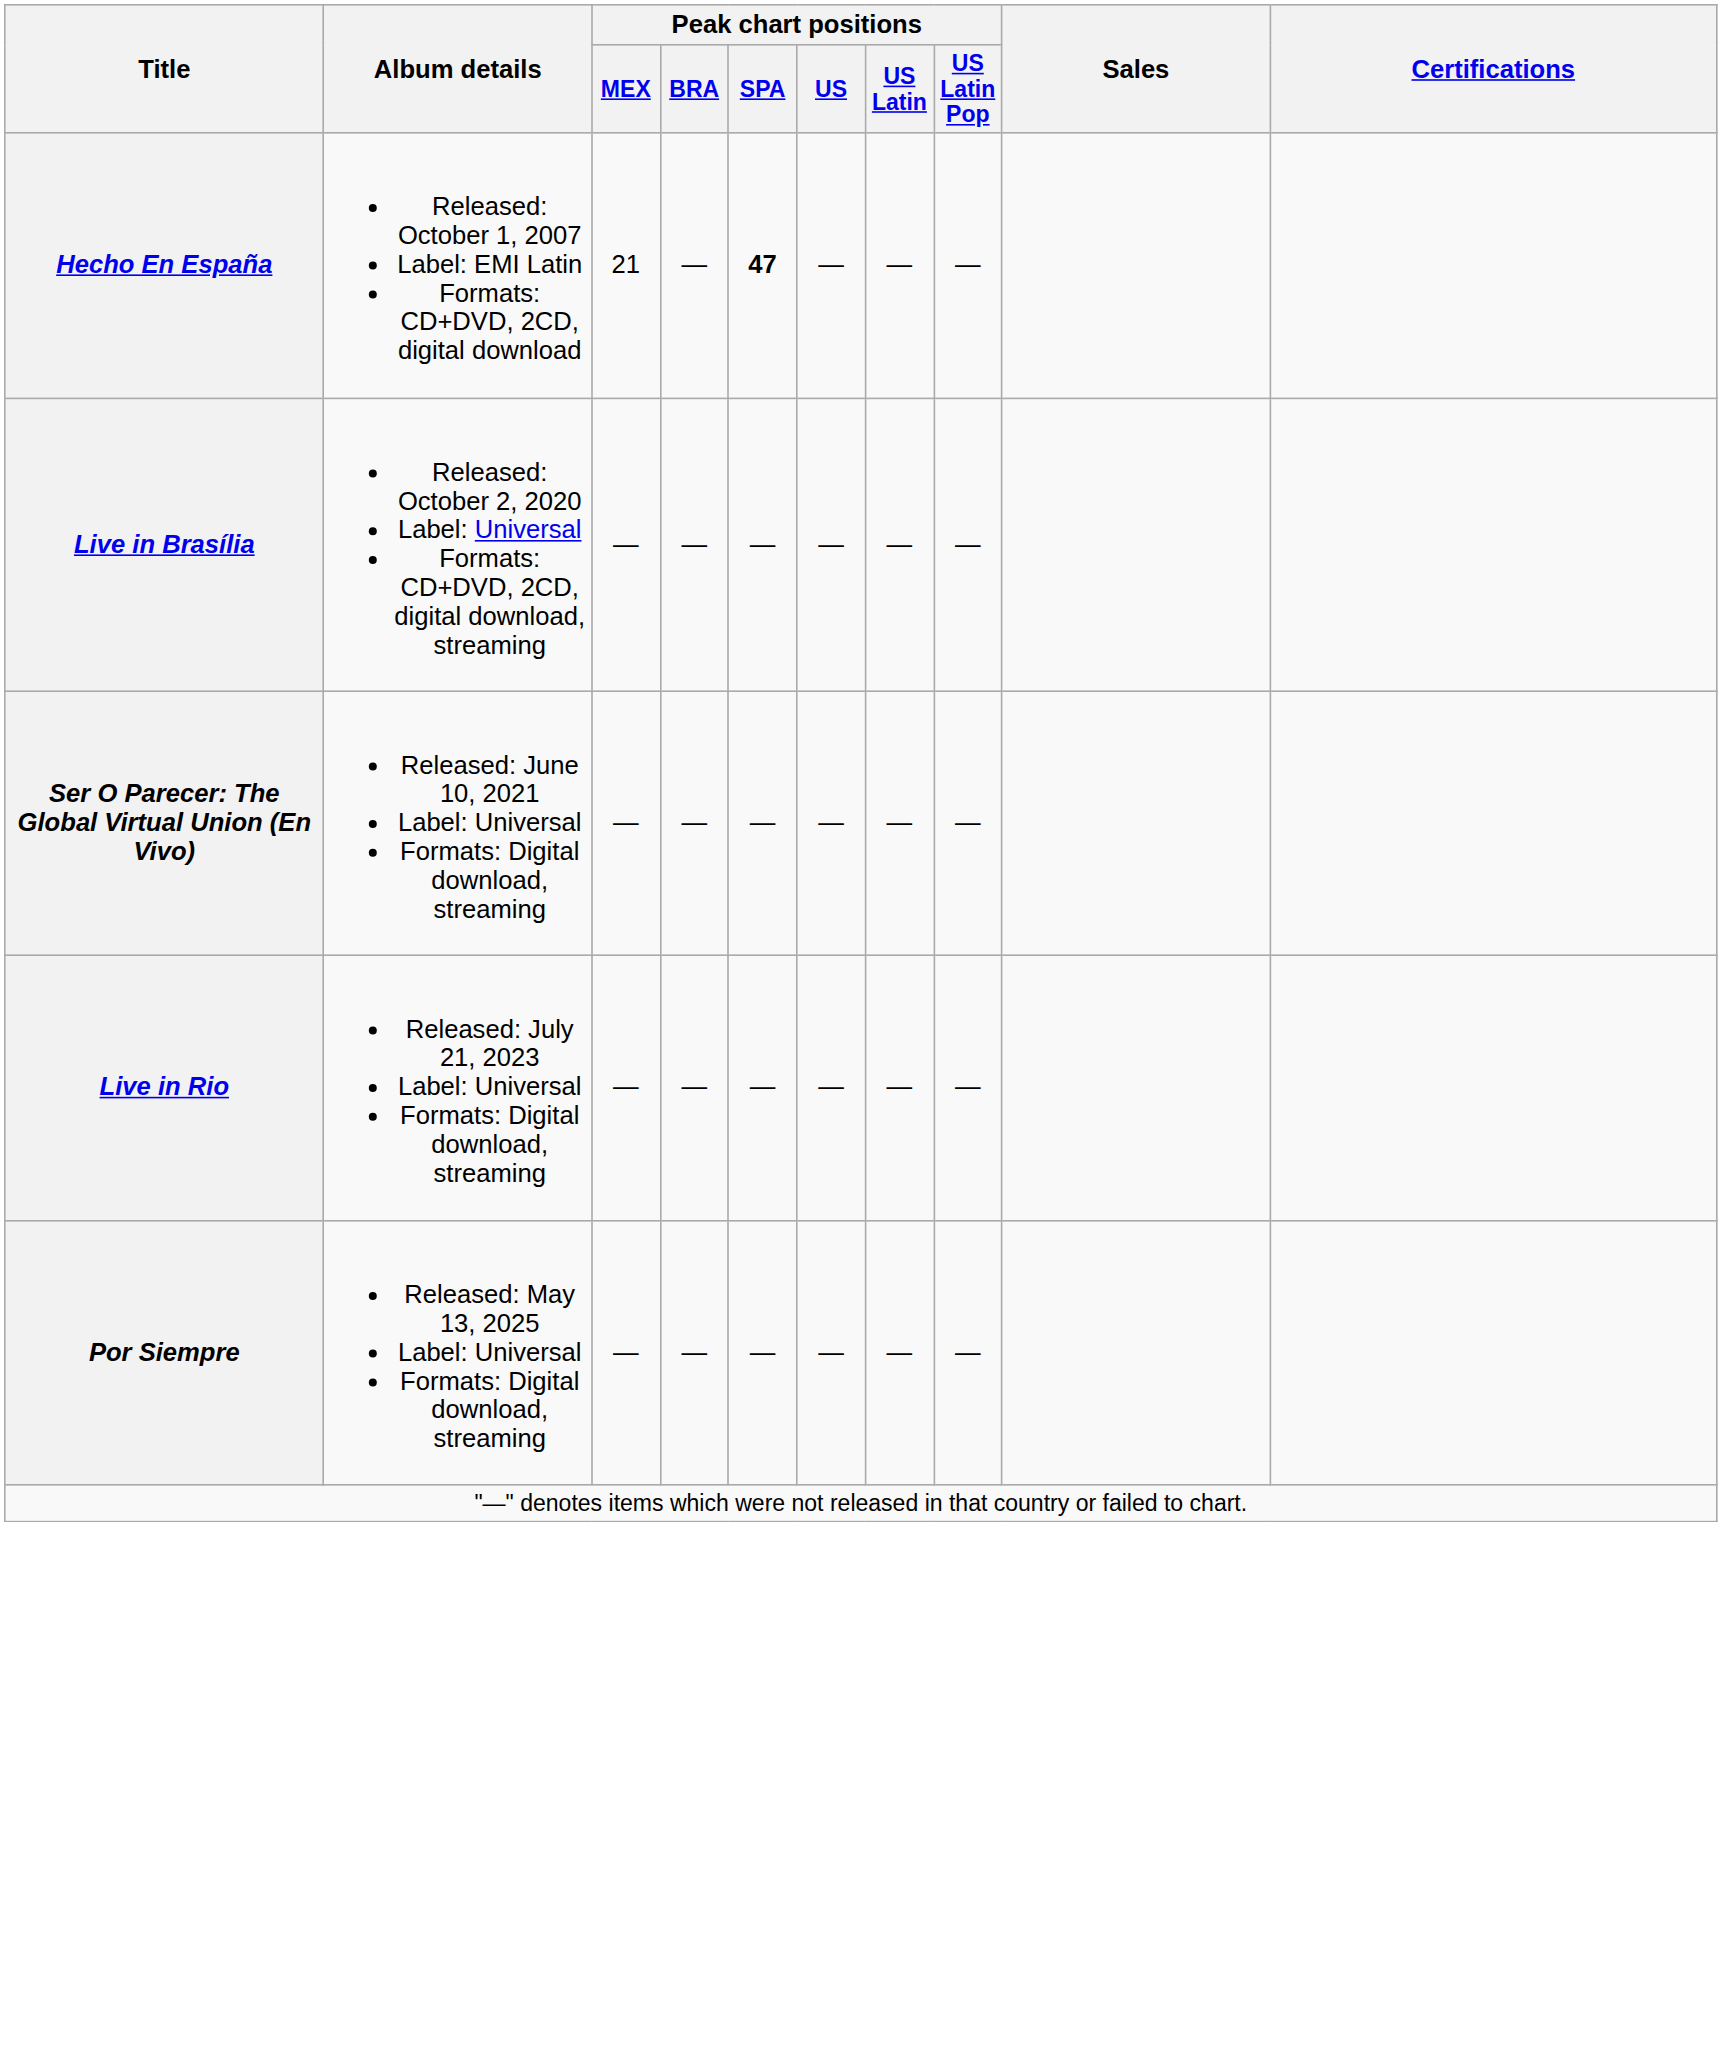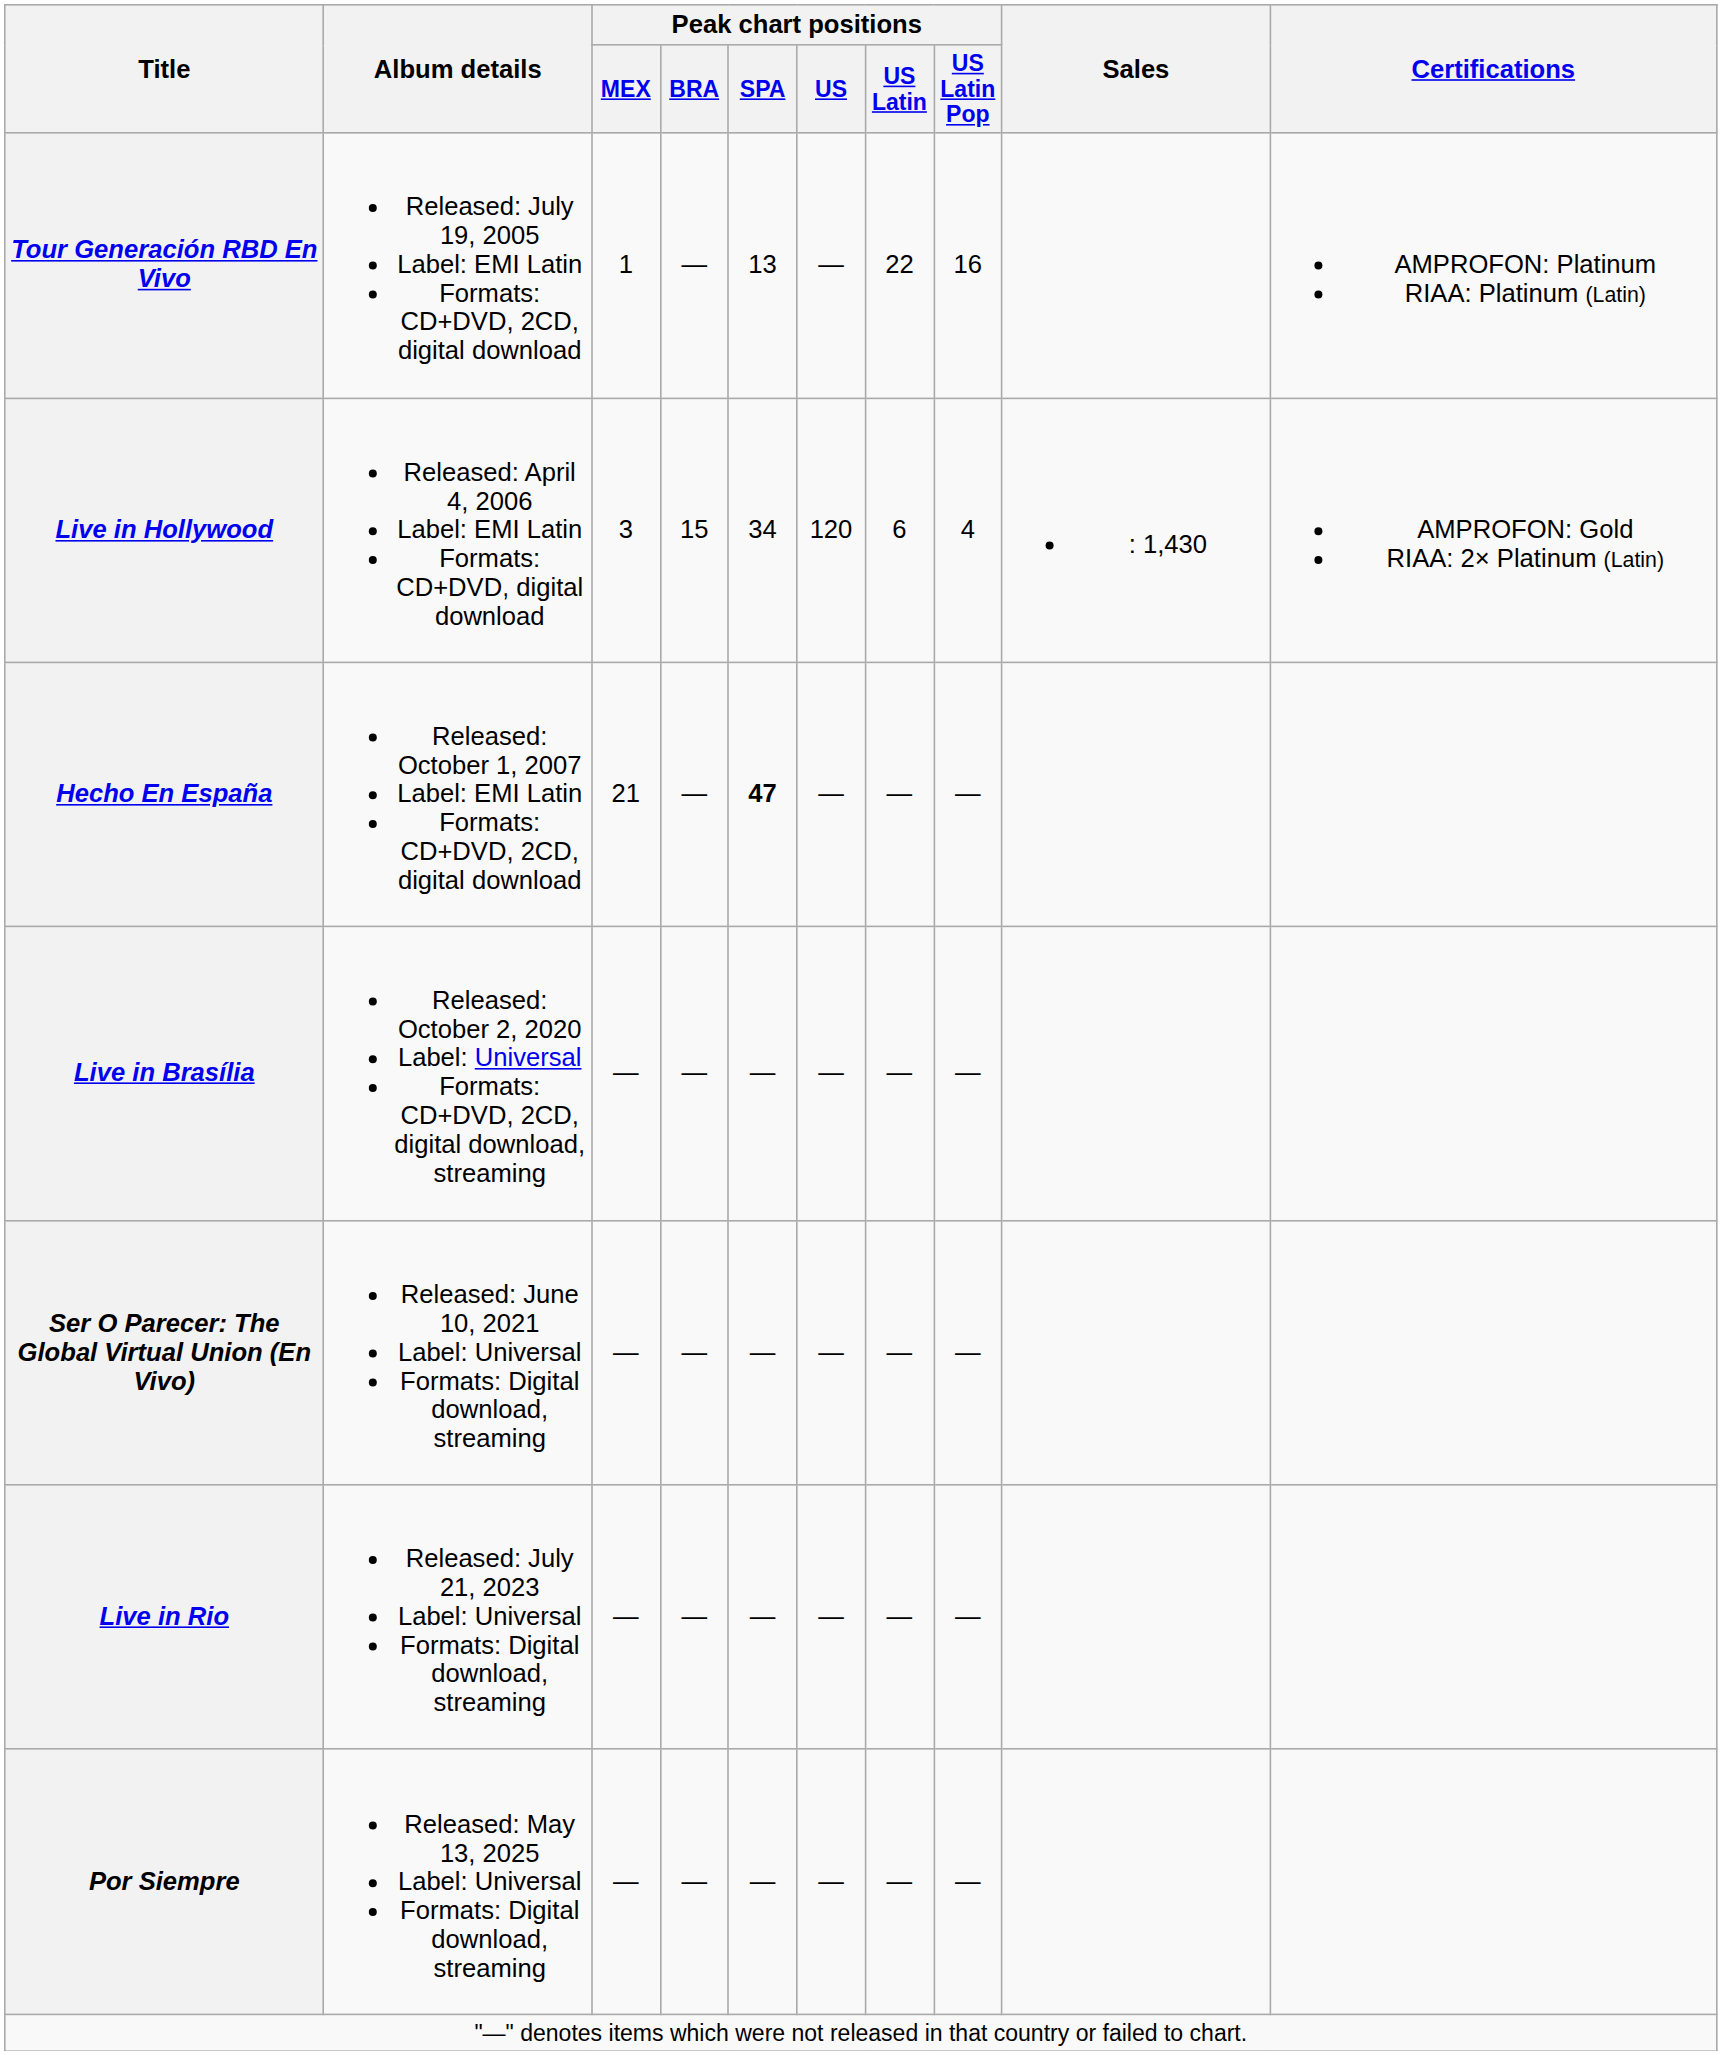+ row: (164, 264)
+ row: (164, 529)
